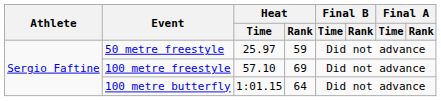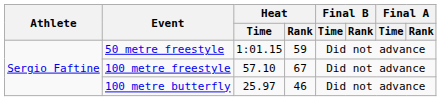(259, 49) 25.97 -> (259, 49) 1:01.15
(300, 68) 69 -> (300, 68) 67
(259, 86) 1:01.15 -> (259, 86) 25.97
(300, 86) 64 -> (300, 86) 46
